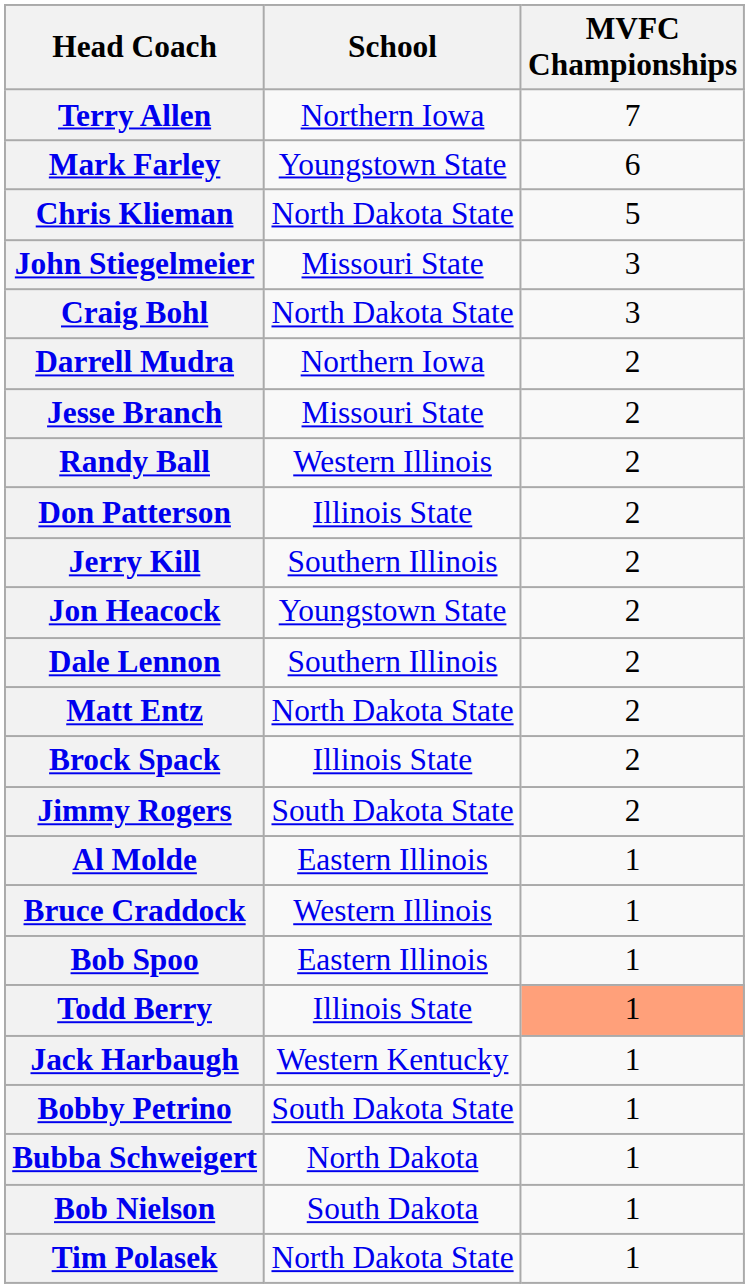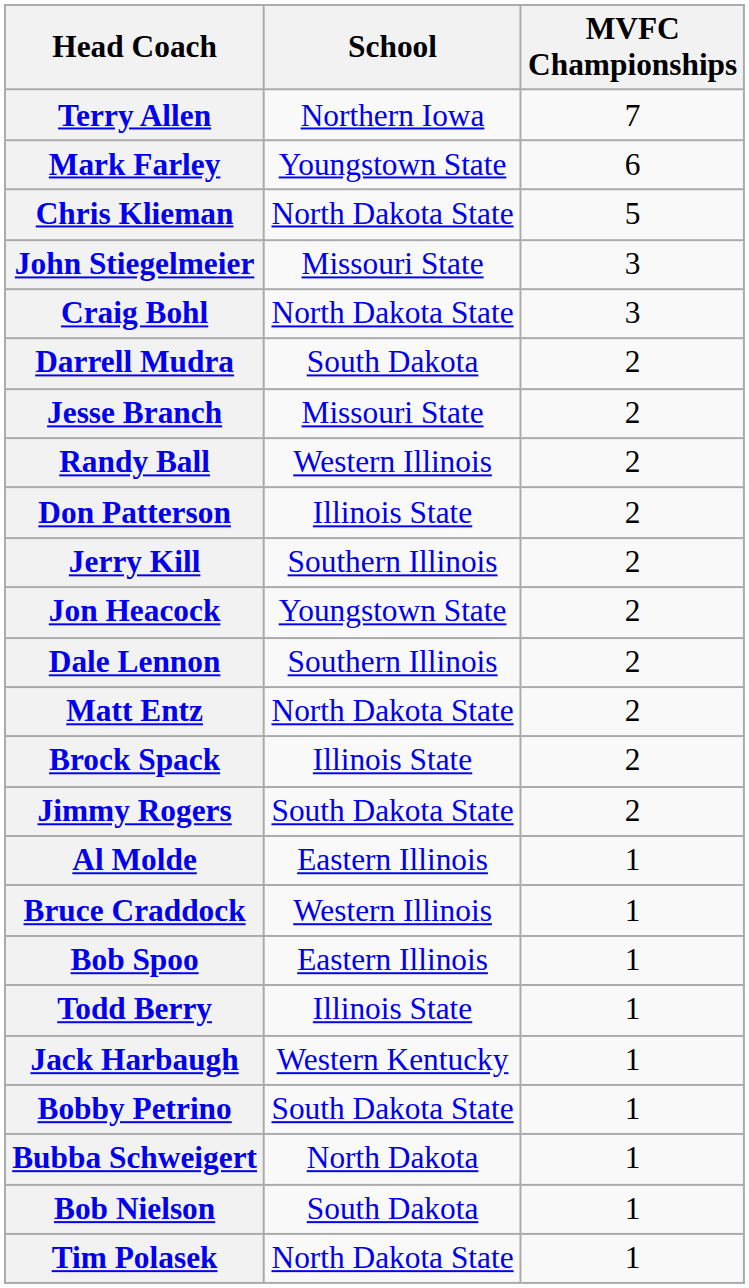(393, 363) Northern Iowa -> (393, 363) South Dakota
(633, 1009) lightsalmon background -> (633, 1009) no background
